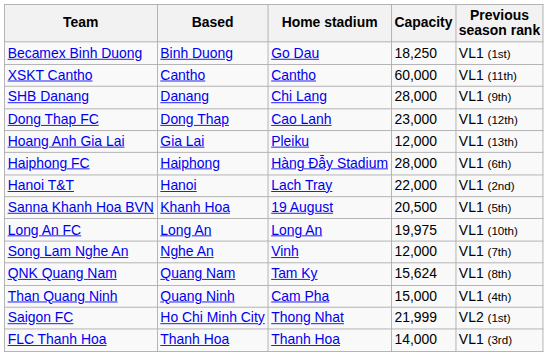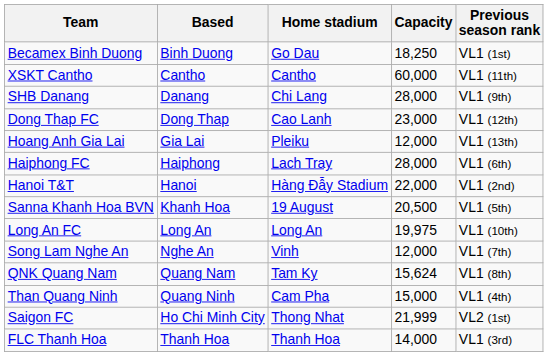(330, 163) Hàng Đẫy Stadium -> (302, 163) Lach Tray
(302, 185) Lach Tray -> (330, 185) Hàng Đẫy Stadium
